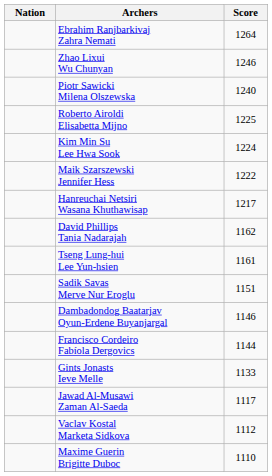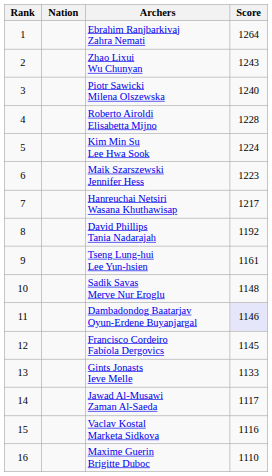+ column: (23, 12)
(246, 63) 1246 -> (249, 63) 1243
(246, 119) 1225 -> (249, 119) 1228
(246, 176) 1222 -> (249, 176) 1223
(246, 232) 1162 -> (249, 232) 1192
(246, 288) 1151 -> (249, 288) 1148
(246, 317) no background -> (249, 317) lavender background
(246, 345) 1144 -> (249, 345) 1145
(246, 429) 1112 -> (249, 429) 1116
